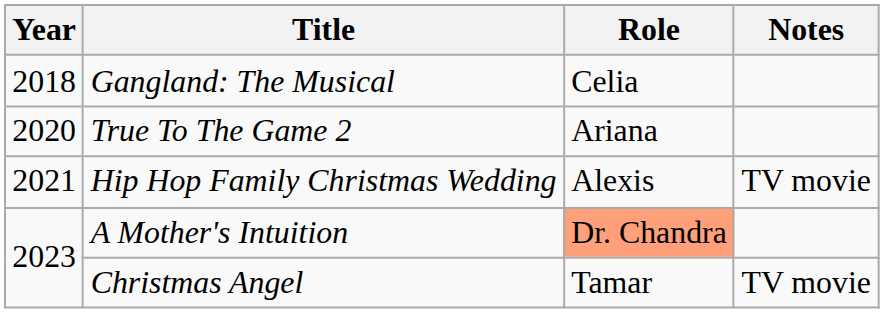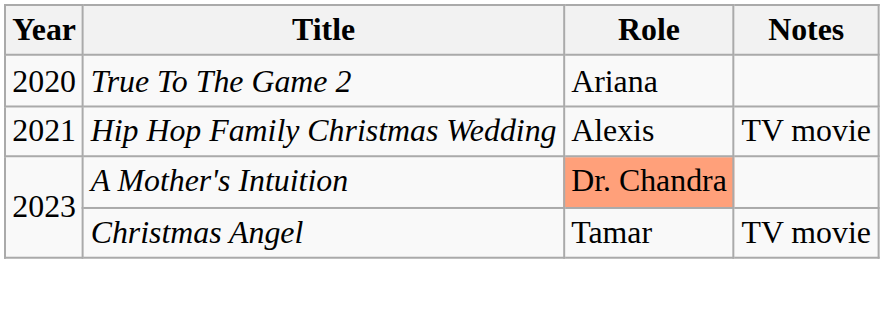- row: (243, 80)
